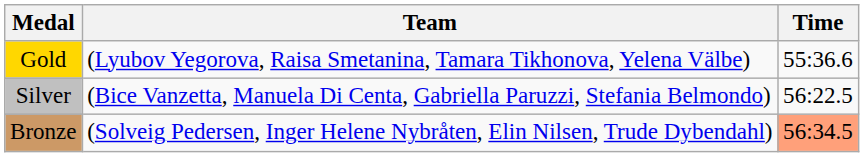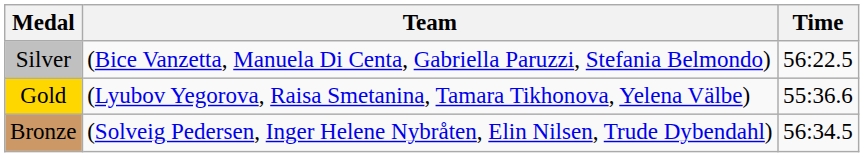rows swapped: (43, 59) <-> (43, 95)
(818, 132) lightsalmon background -> (818, 132) no background
